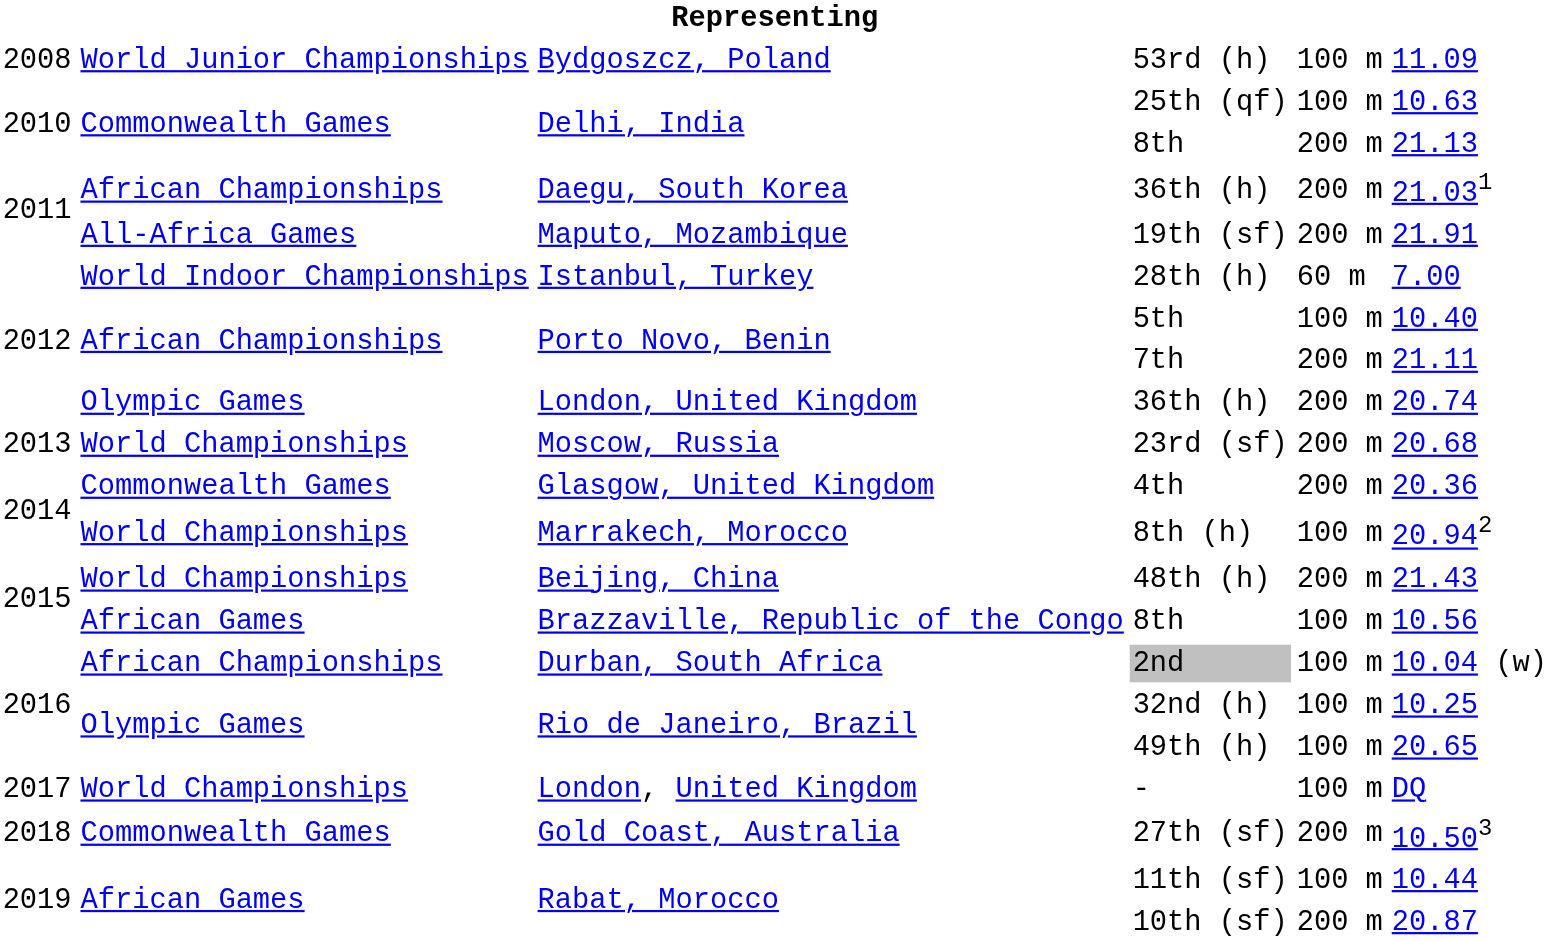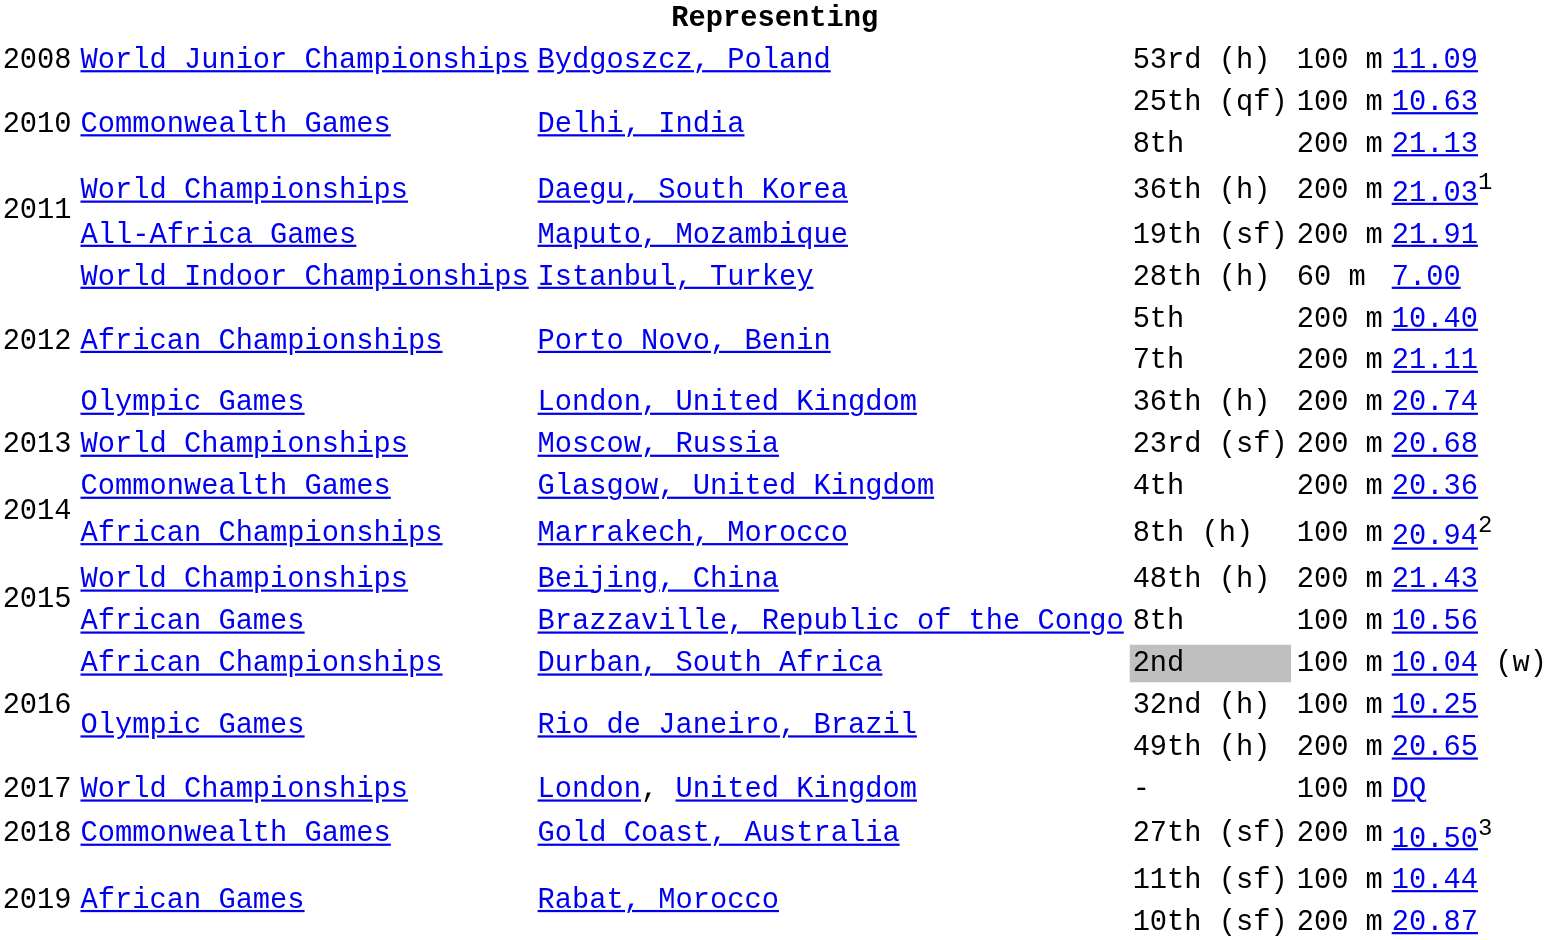(261, 190) African Championships -> (244, 190) World Championships
(1340, 319) 100 m -> (1340, 319) 200 m
(244, 533) World Championships -> (261, 533) African Championships
(1340, 747) 100 m -> (1340, 747) 200 m
